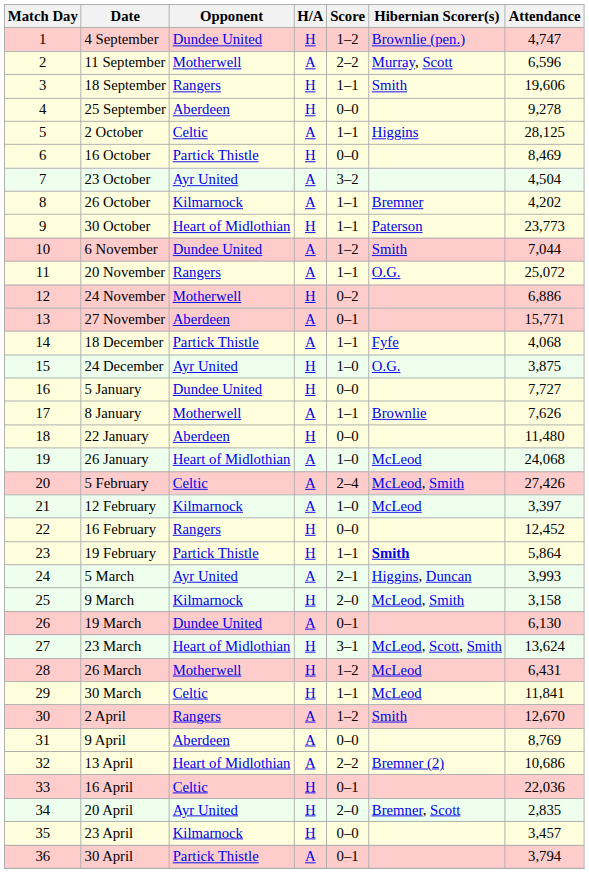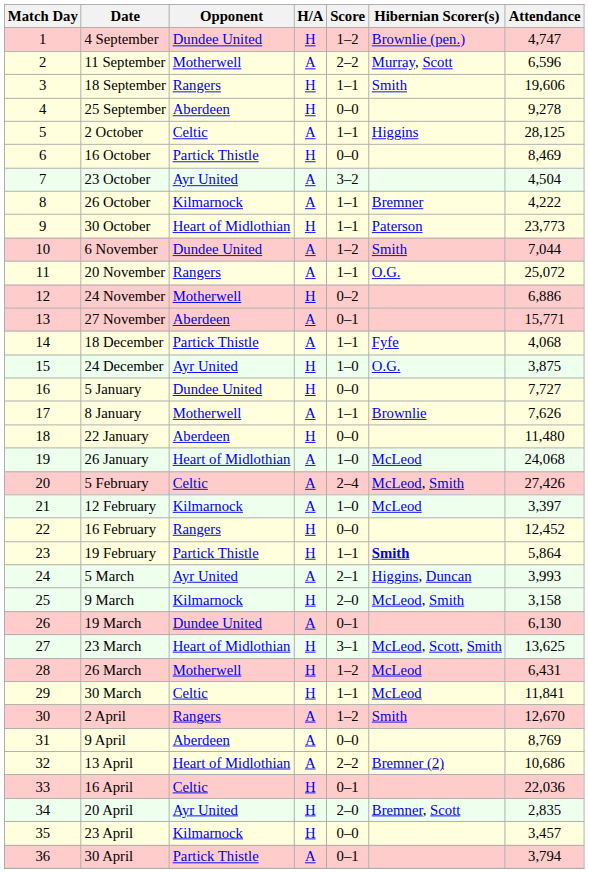(545, 202) 4,202 -> (545, 202) 4,222
(545, 646) 13,624 -> (545, 646) 13,625
